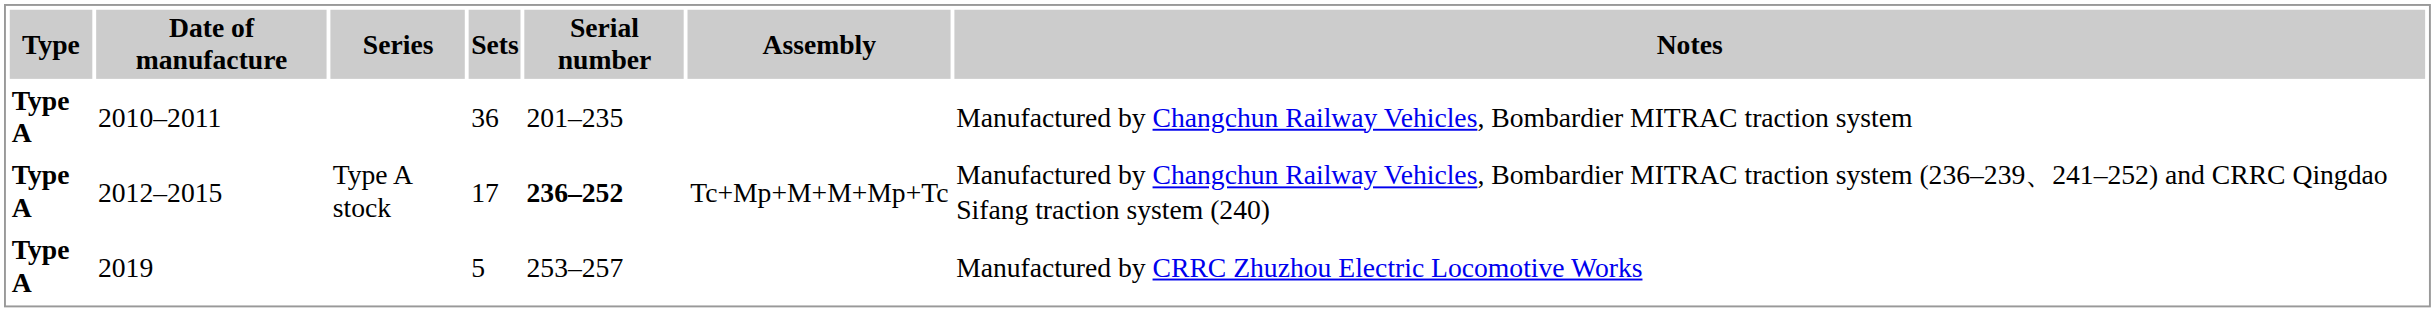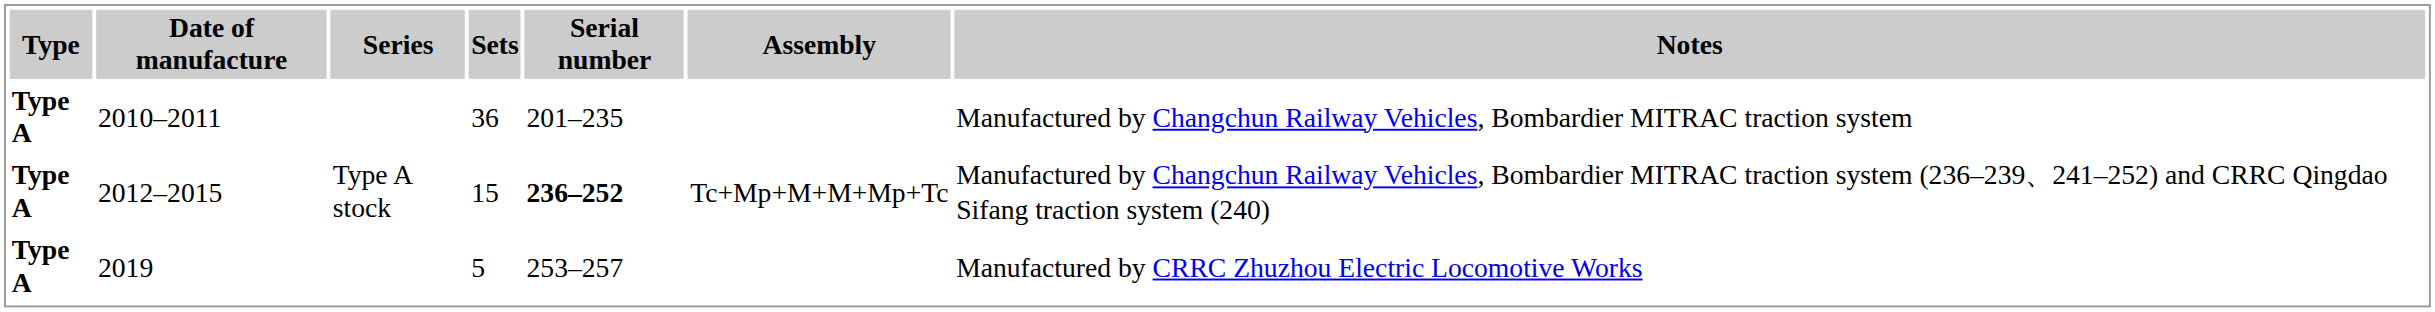(485, 191) 17 -> (485, 191) 15
